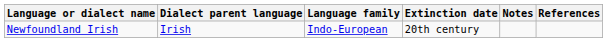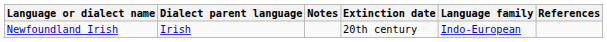columns swapped: (354, 13) <-> (518, 13)
